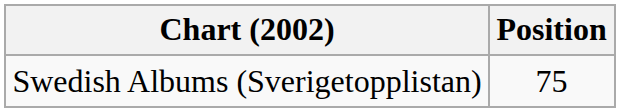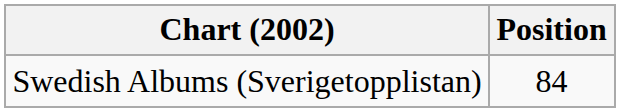(552, 80) 75 -> (552, 80) 84
